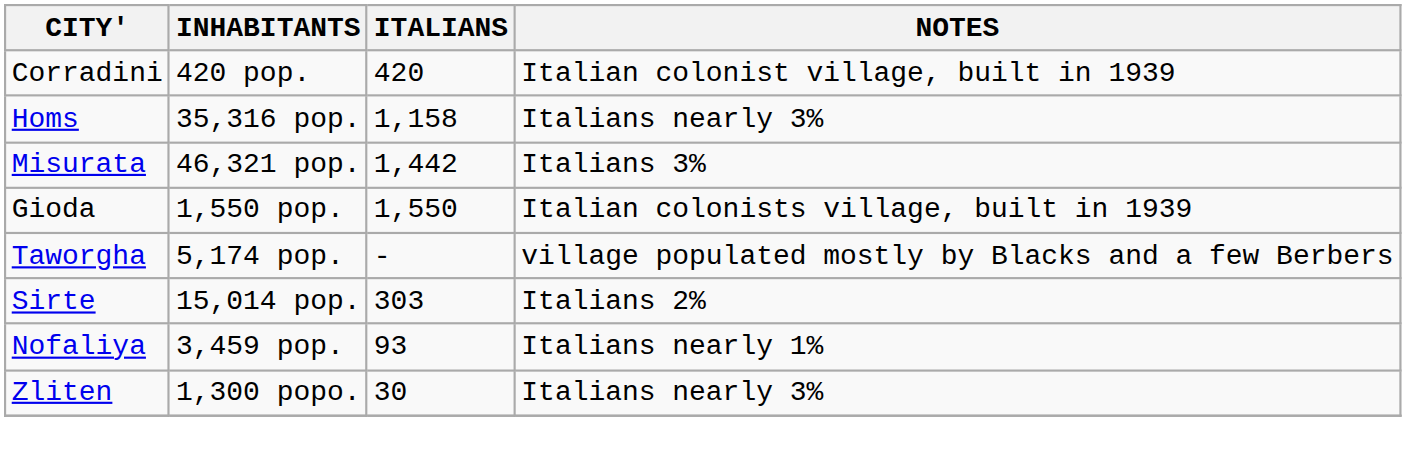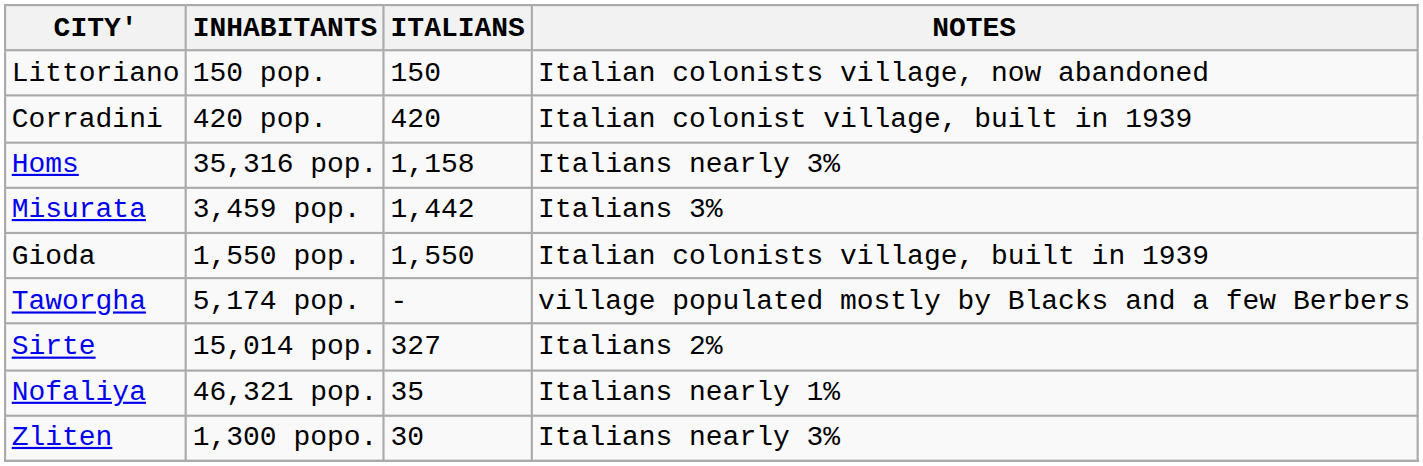+ row: (96, 73)
(268, 165) 46,321 pop. -> (277, 210) 3,459 pop.
(399, 301) 303 -> (416, 347) 327
(260, 347) 3,459 pop. -> (285, 392) 46,321 pop.
(391, 347) 93 -> (407, 392) 35
